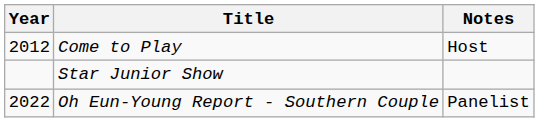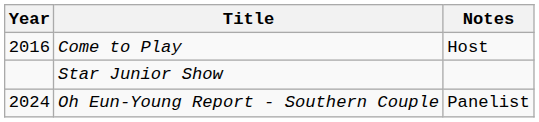(29, 47) 2012 -> (29, 47) 2016
(29, 103) 2022 -> (29, 103) 2024
